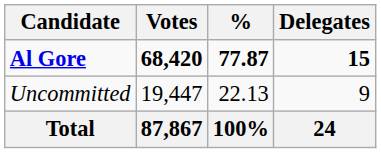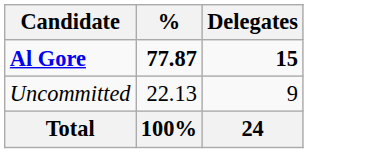- column: (172, 22)
